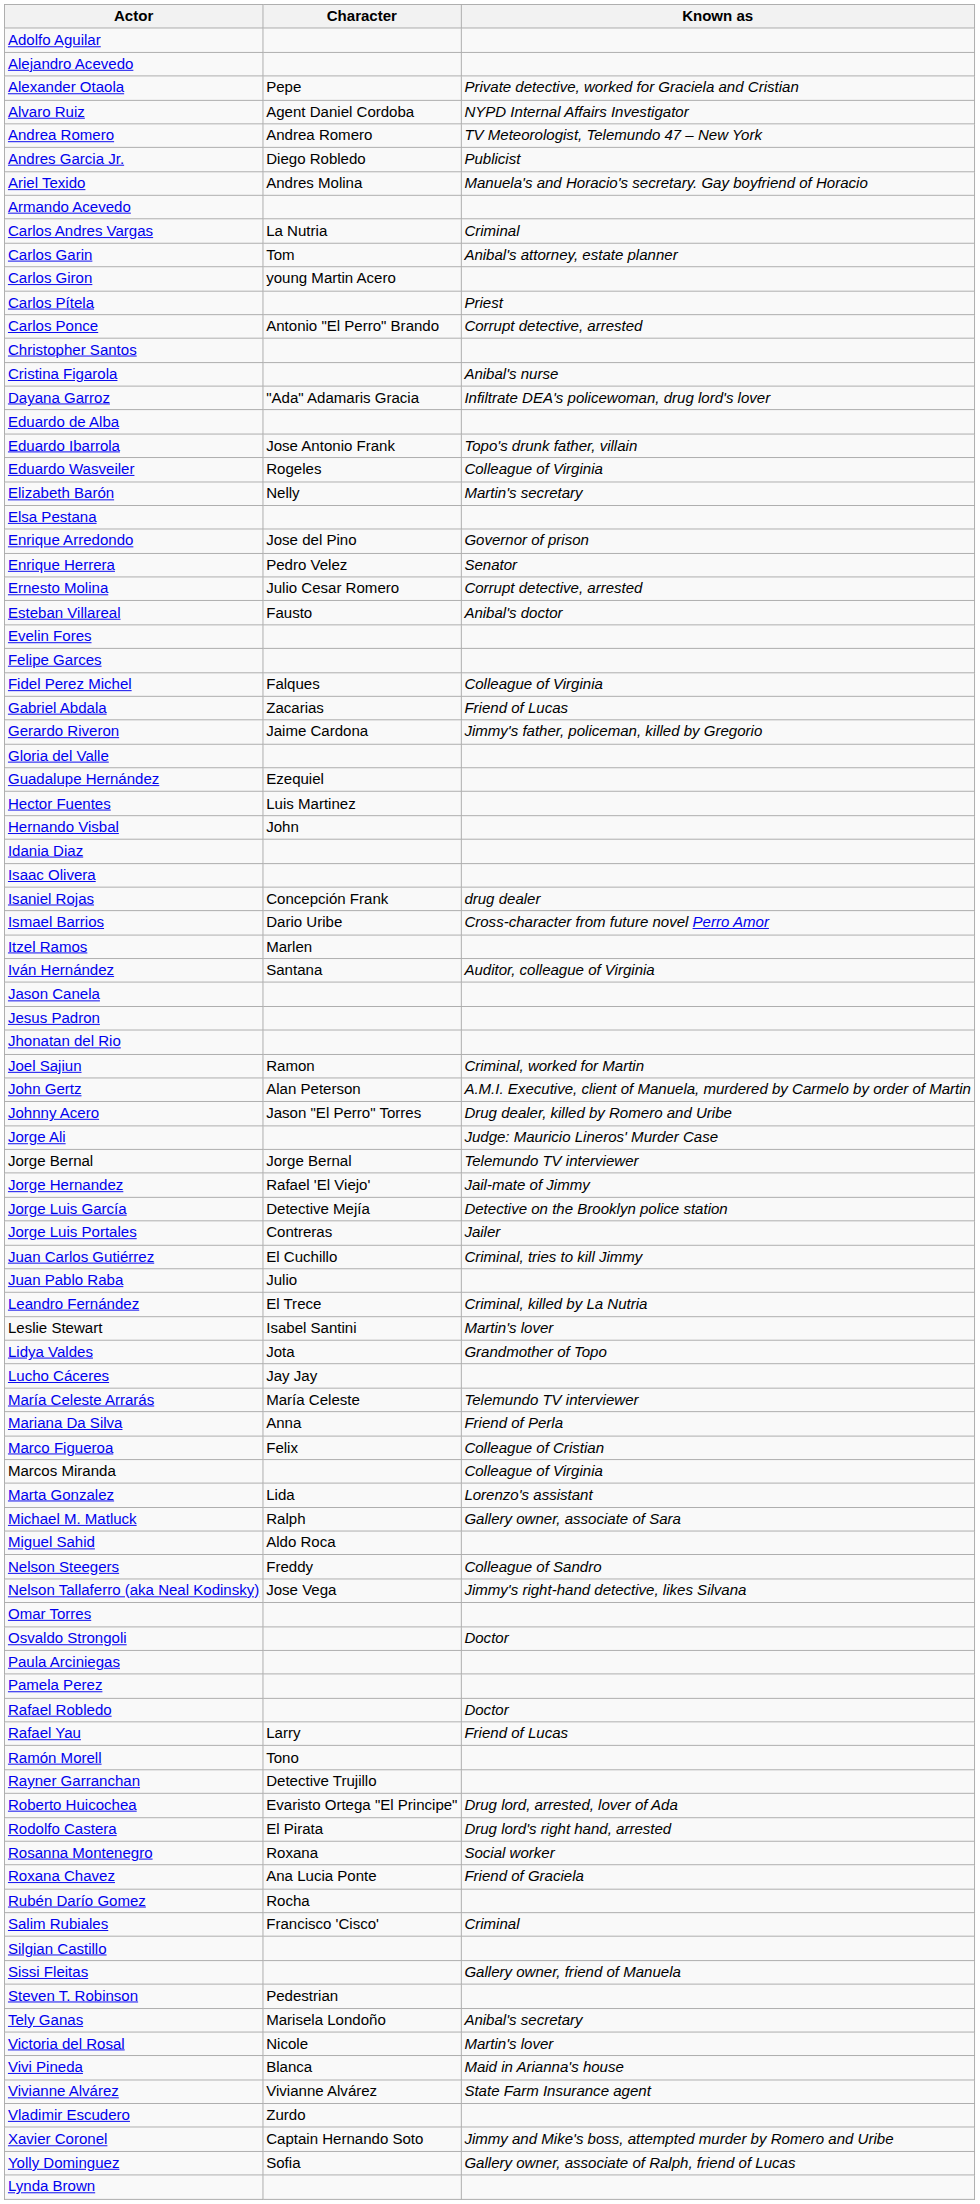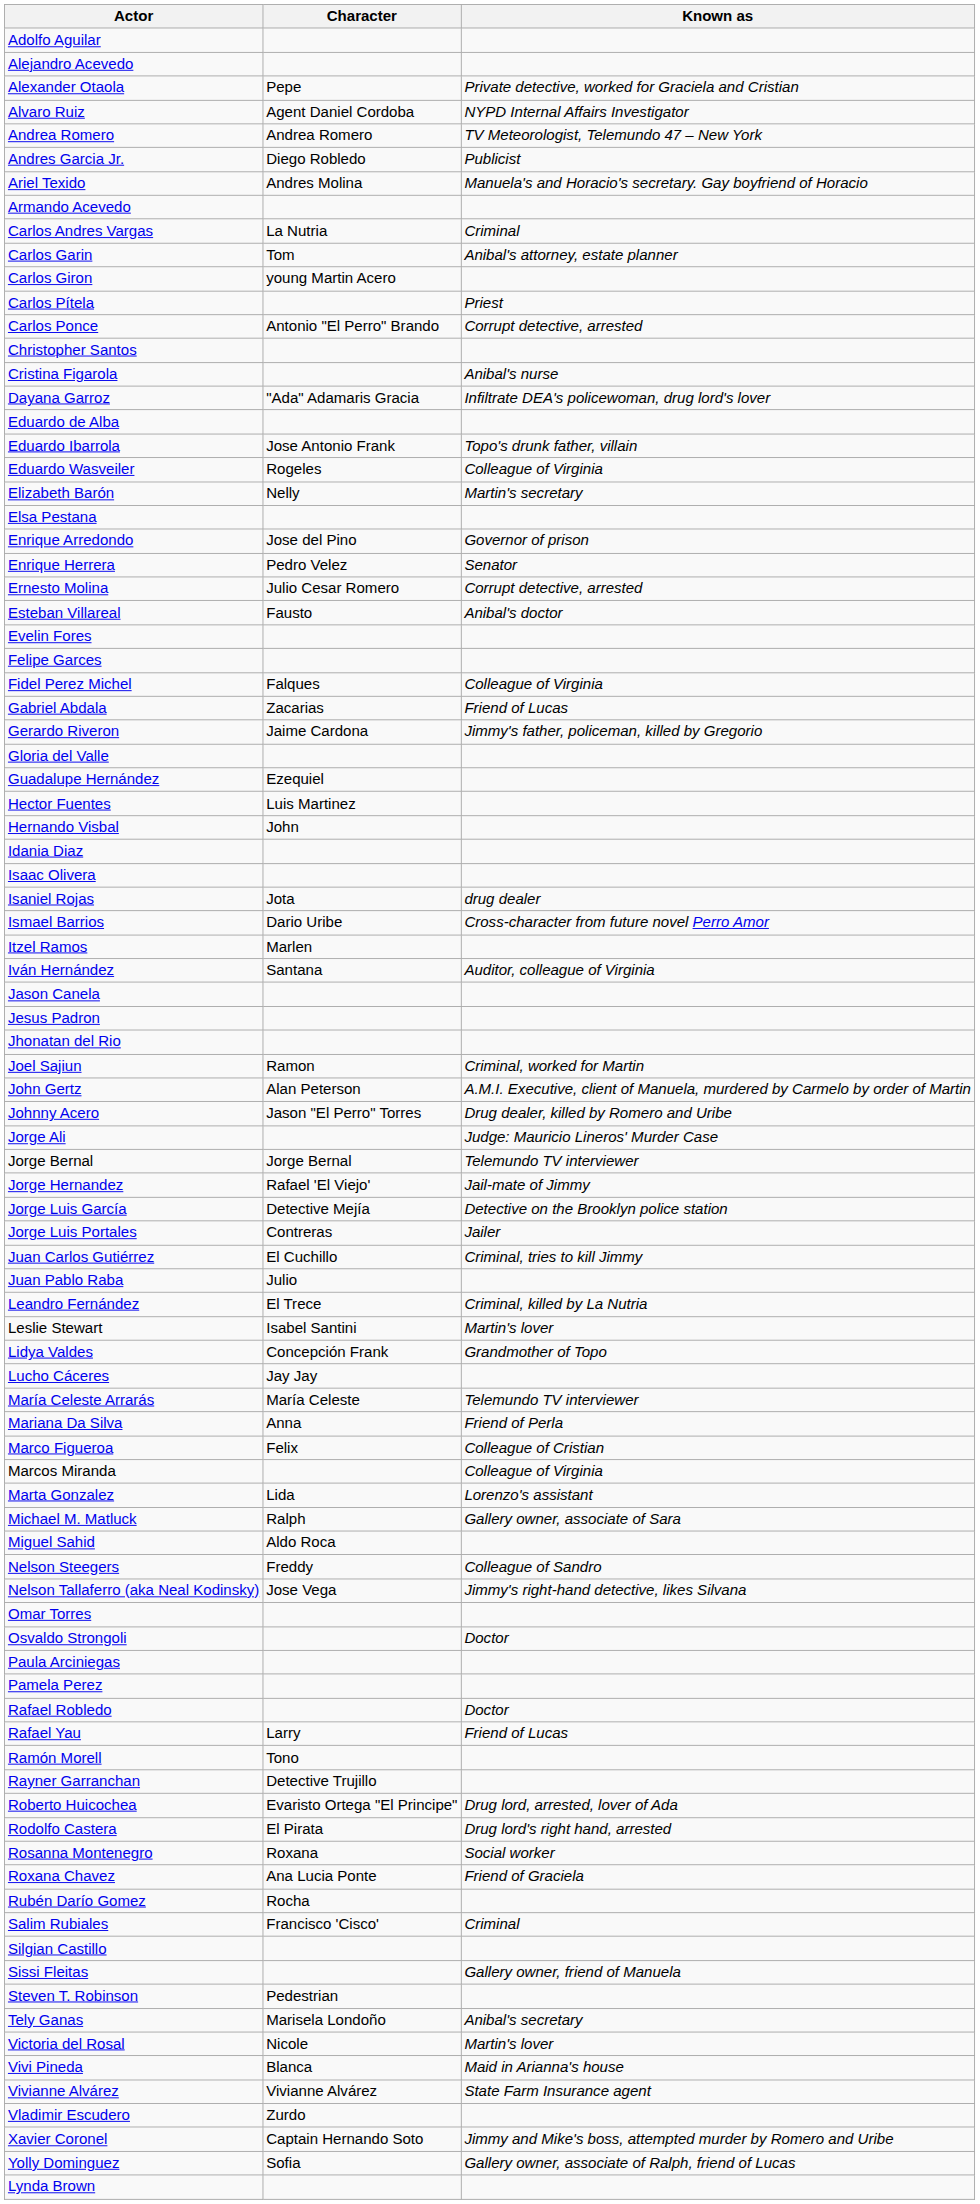(327, 898) Concepción Frank -> (280, 898) Jota
(280, 1352) Jota -> (327, 1352) Concepción Frank
